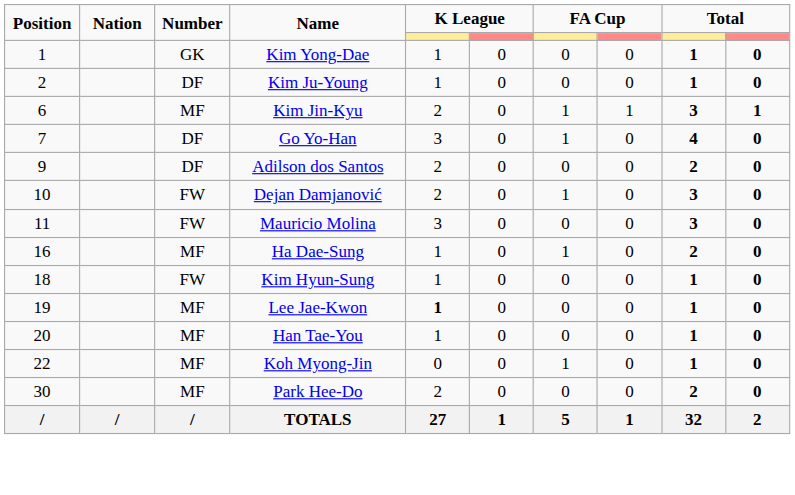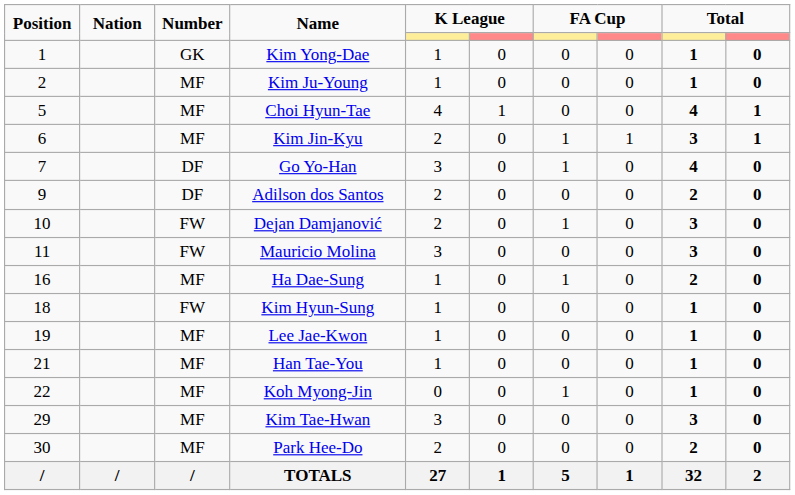(192, 82) DF -> (192, 82) MF
+ row: (318, 110)
(438, 307) bold -> (438, 335) normal
(42, 335) 20 -> (42, 363) 21
+ row: (318, 419)
